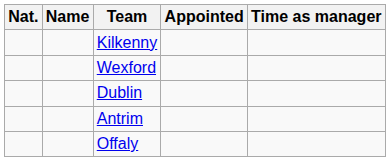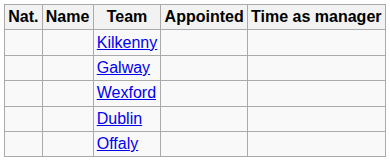+ row: (123, 67)
- row: (120, 118)
